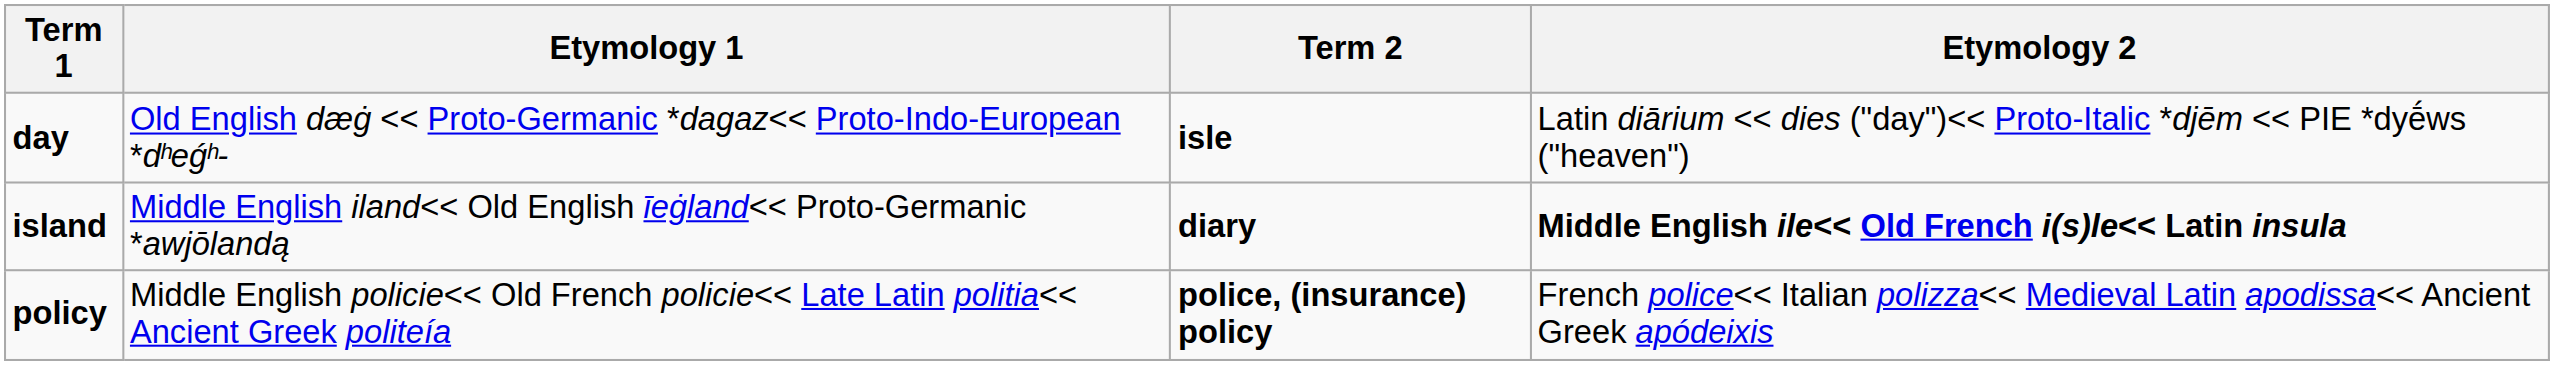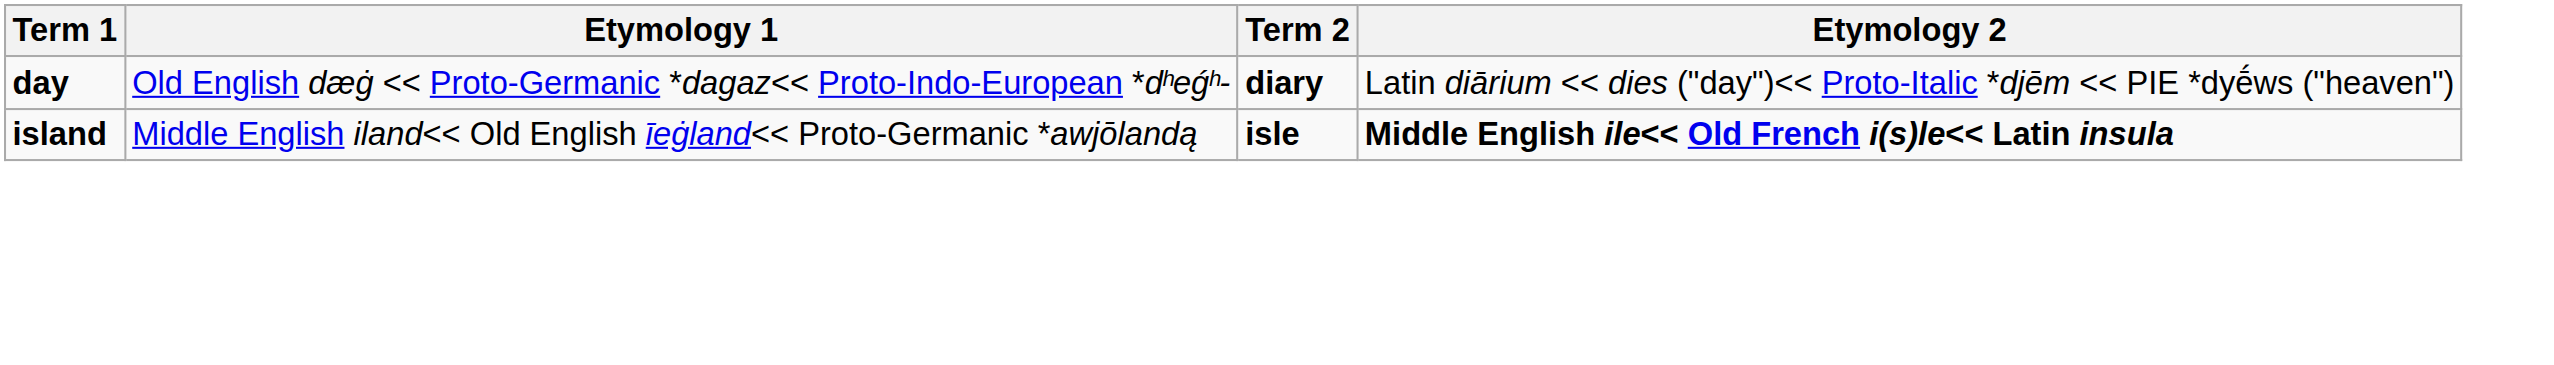(1205, 137) isle -> (1284, 82) diary
(1217, 225) diary -> (1272, 133) isle
- row: (60, 314)
